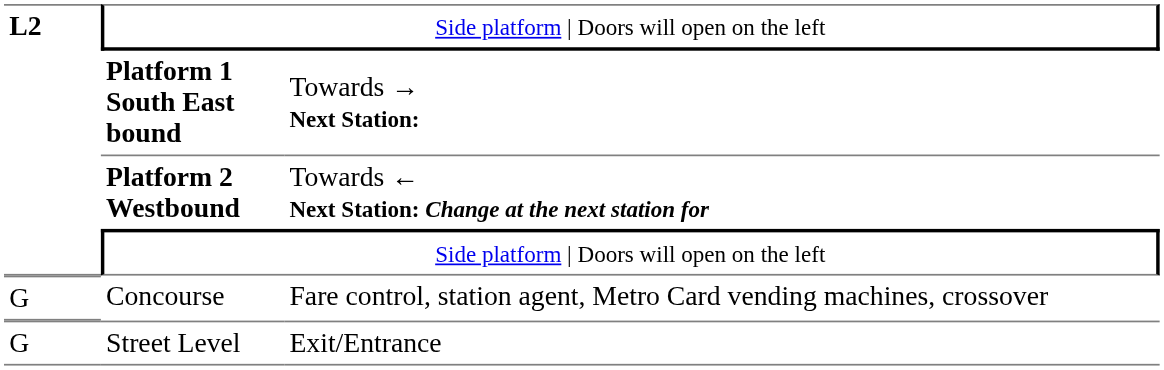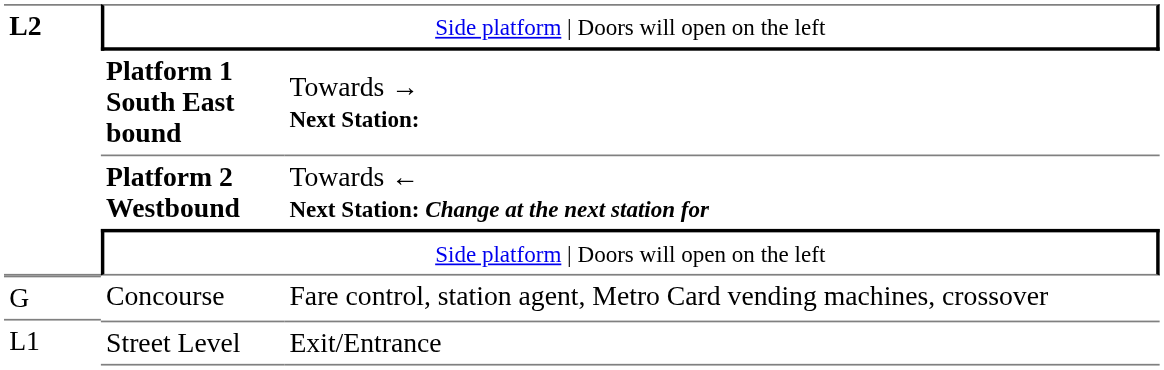(19, 342) G -> (25, 340) L1
